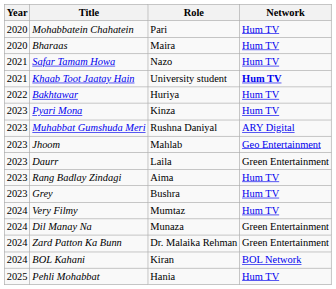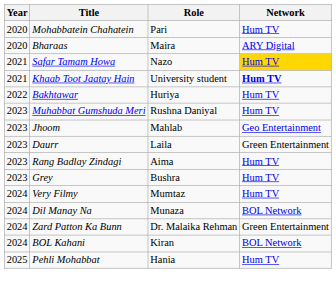(261, 45) Hum TV -> (268, 45) ARY Digital
(261, 62) no background -> (261, 62) gold background
- row: (57, 111)
(268, 128) ARY Digital -> (261, 111) Hum TV
(286, 227) Green Entertainment -> (272, 210) BOL Network
